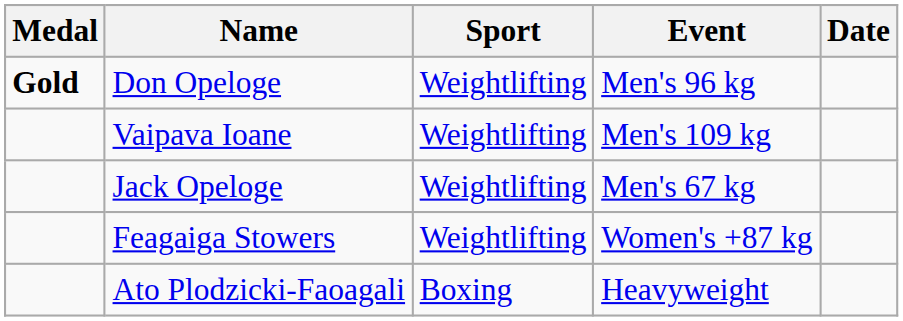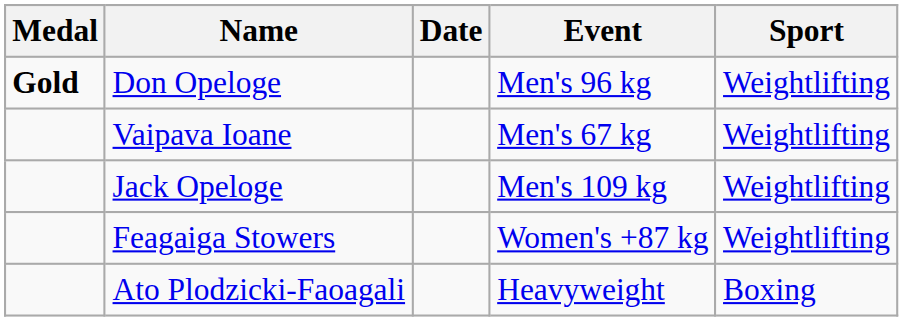columns swapped: (503, 30) <-> (858, 30)
(686, 134) Men's 109 kg -> (574, 134) Men's 67 kg
(678, 186) Men's 67 kg -> (582, 186) Men's 109 kg
